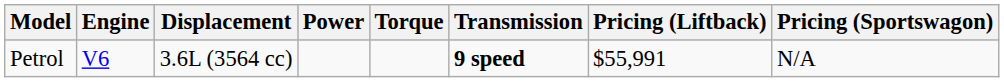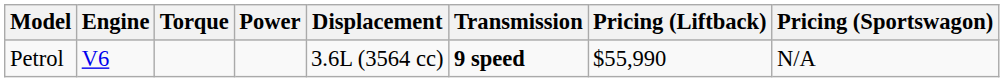columns swapped: (226, 22) <-> (409, 22)
(630, 58) $55,991 -> (630, 58) $55,990
